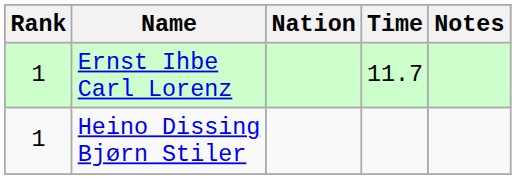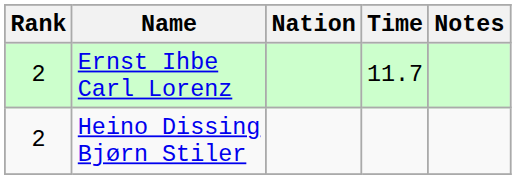(39, 76) 1 -> (39, 76) 2
(39, 141) 1 -> (39, 141) 2
